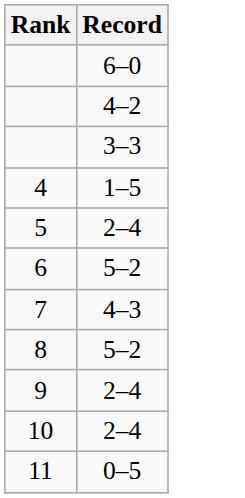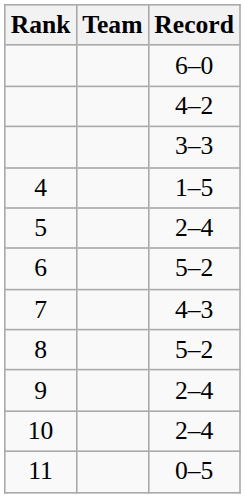+ column: (112, 24)
